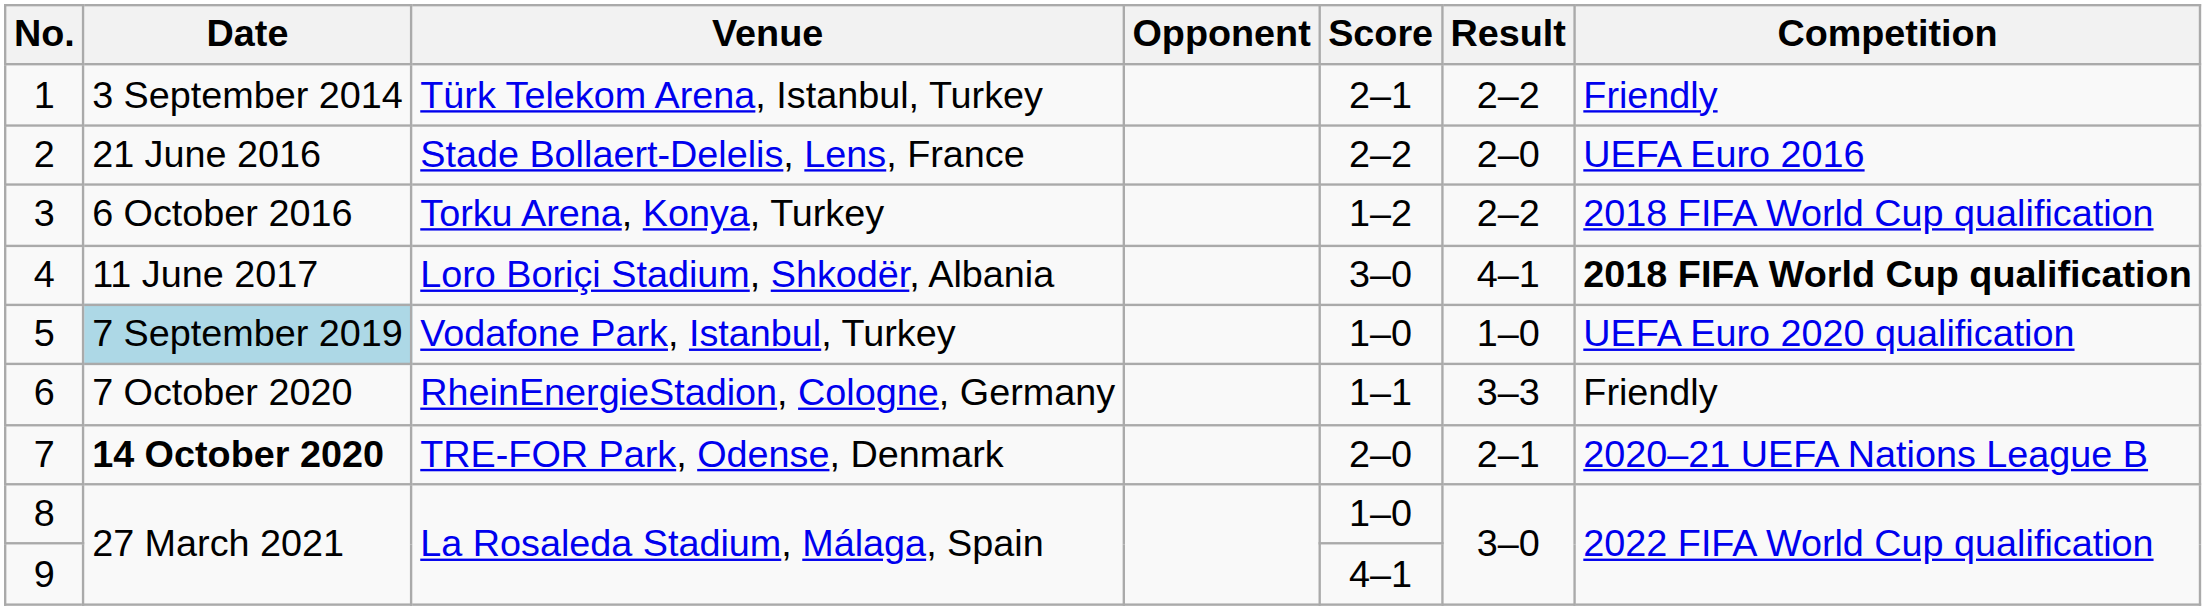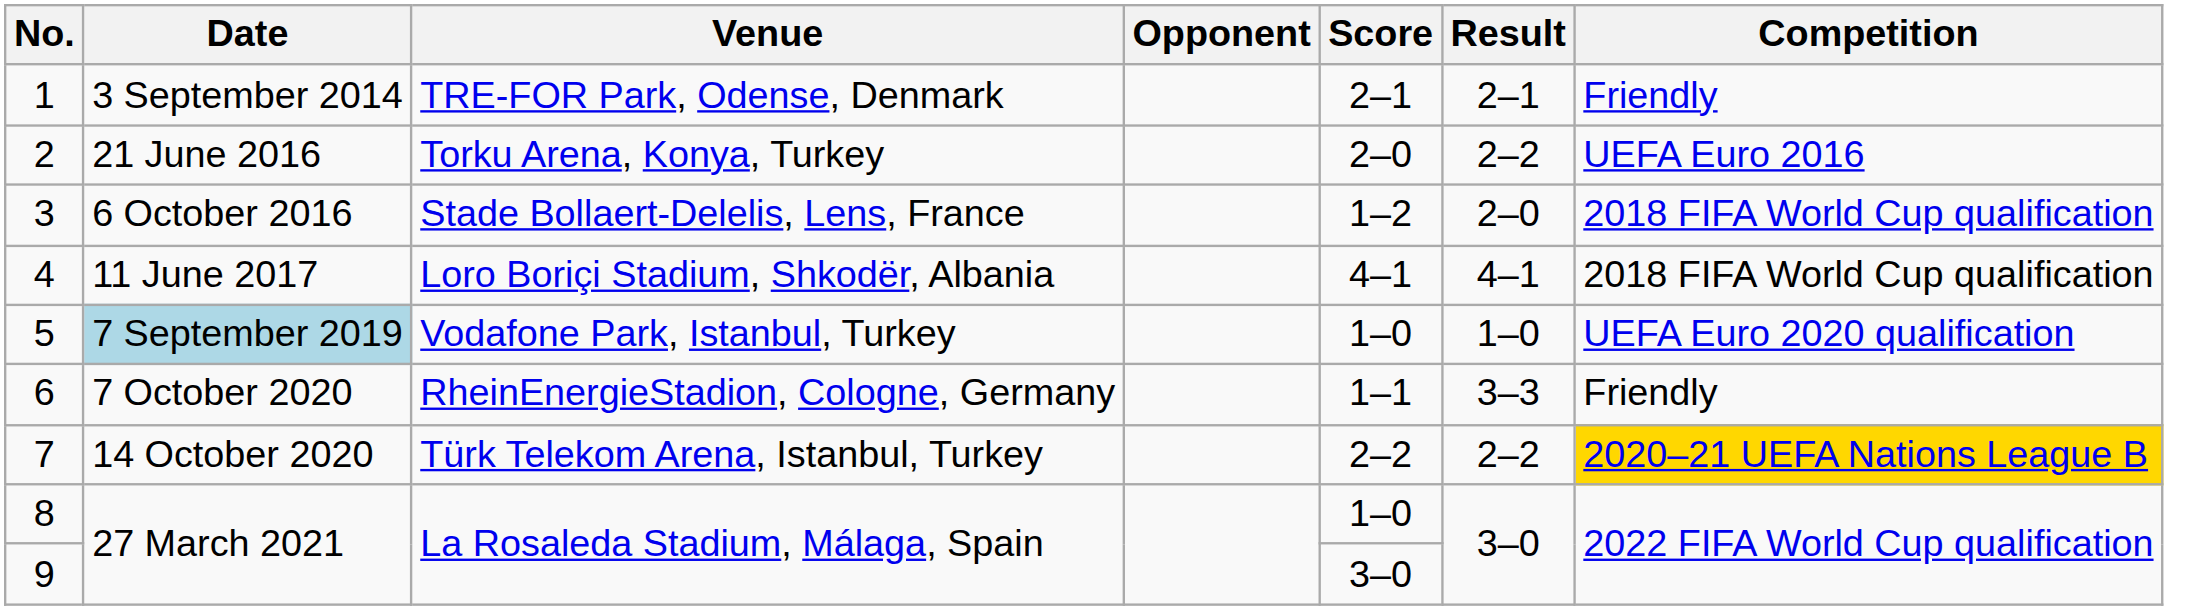(732, 94) Türk Telekom Arena, Istanbul, Turkey -> (712, 94) TRE-FOR Park, Odense, Denmark
(1508, 94) 2–2 -> (1508, 94) 2–1
(722, 154) Stade Bollaert-Delelis, Lens, France -> (652, 154) Torku Arena, Konya, Turkey
(1381, 154) 2–2 -> (1381, 154) 2–0
(1508, 154) 2–0 -> (1508, 154) 2–2
(652, 214) Torku Arena, Konya, Turkey -> (722, 214) Stade Bollaert-Delelis, Lens, France
(1508, 214) 2–2 -> (1508, 214) 2–0
(1381, 273) 3–0 -> (1381, 273) 4–1
(1888, 273) bold -> (1868, 273) normal
(238, 453) bold -> (233, 453) normal
(712, 453) TRE-FOR Park, Odense, Denmark -> (732, 453) Türk Telekom Arena, Istanbul, Turkey
(1381, 453) 2–0 -> (1381, 453) 2–2
(1508, 453) 2–1 -> (1508, 453) 2–2
(1866, 453) no background -> (1866, 453) gold background
(1381, 573) 4–1 -> (1381, 573) 3–0
